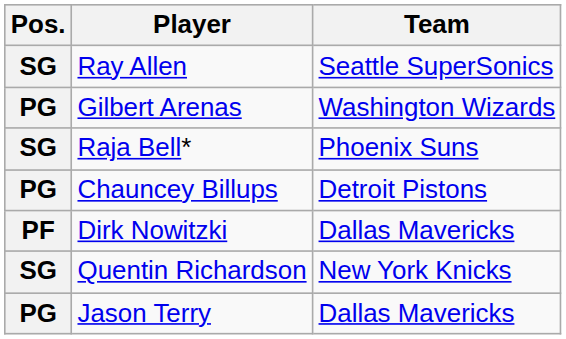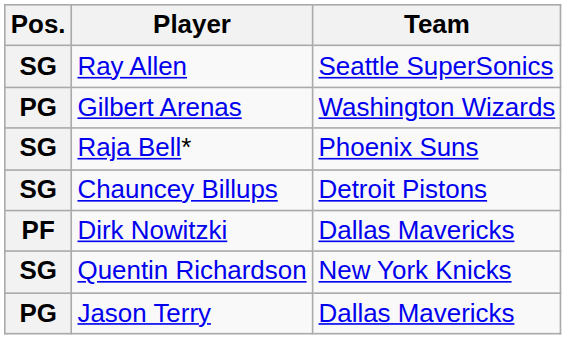(38, 189) PG -> (38, 189) SG
